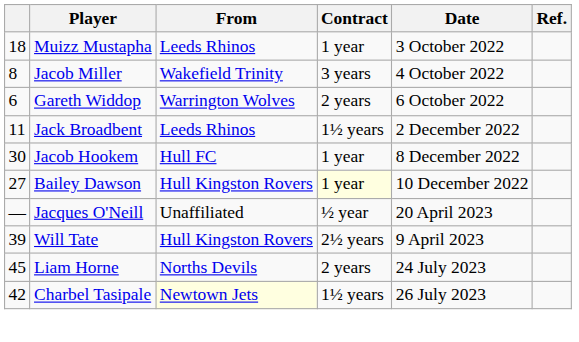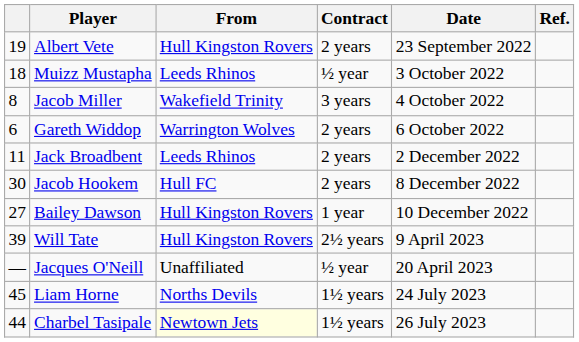+ row: (74, 45)
(342, 45) 1 year -> (345, 73) ½ year
(352, 128) 1½ years -> (346, 156) 2 years
(342, 156) 1 year -> (346, 184) 2 years
(342, 184) lightyellow background -> (342, 211) no background
rows swapped: (66, 239) <-> (89, 211)
(346, 267) 2 years -> (352, 294) 1½ years
(17, 294) 42 -> (17, 322) 44
